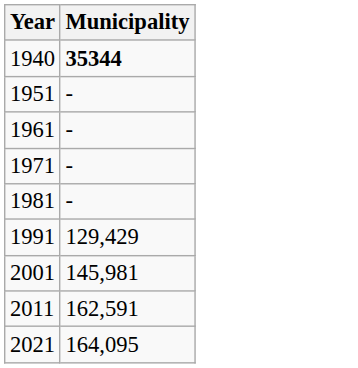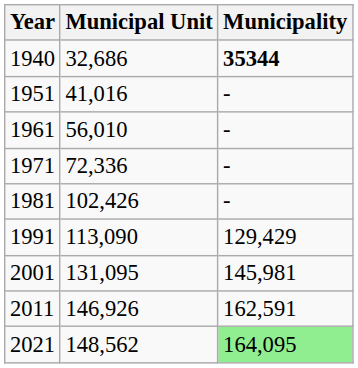+ column: (139, 22)
(102, 344) no background -> (260, 344) lightgreen background
